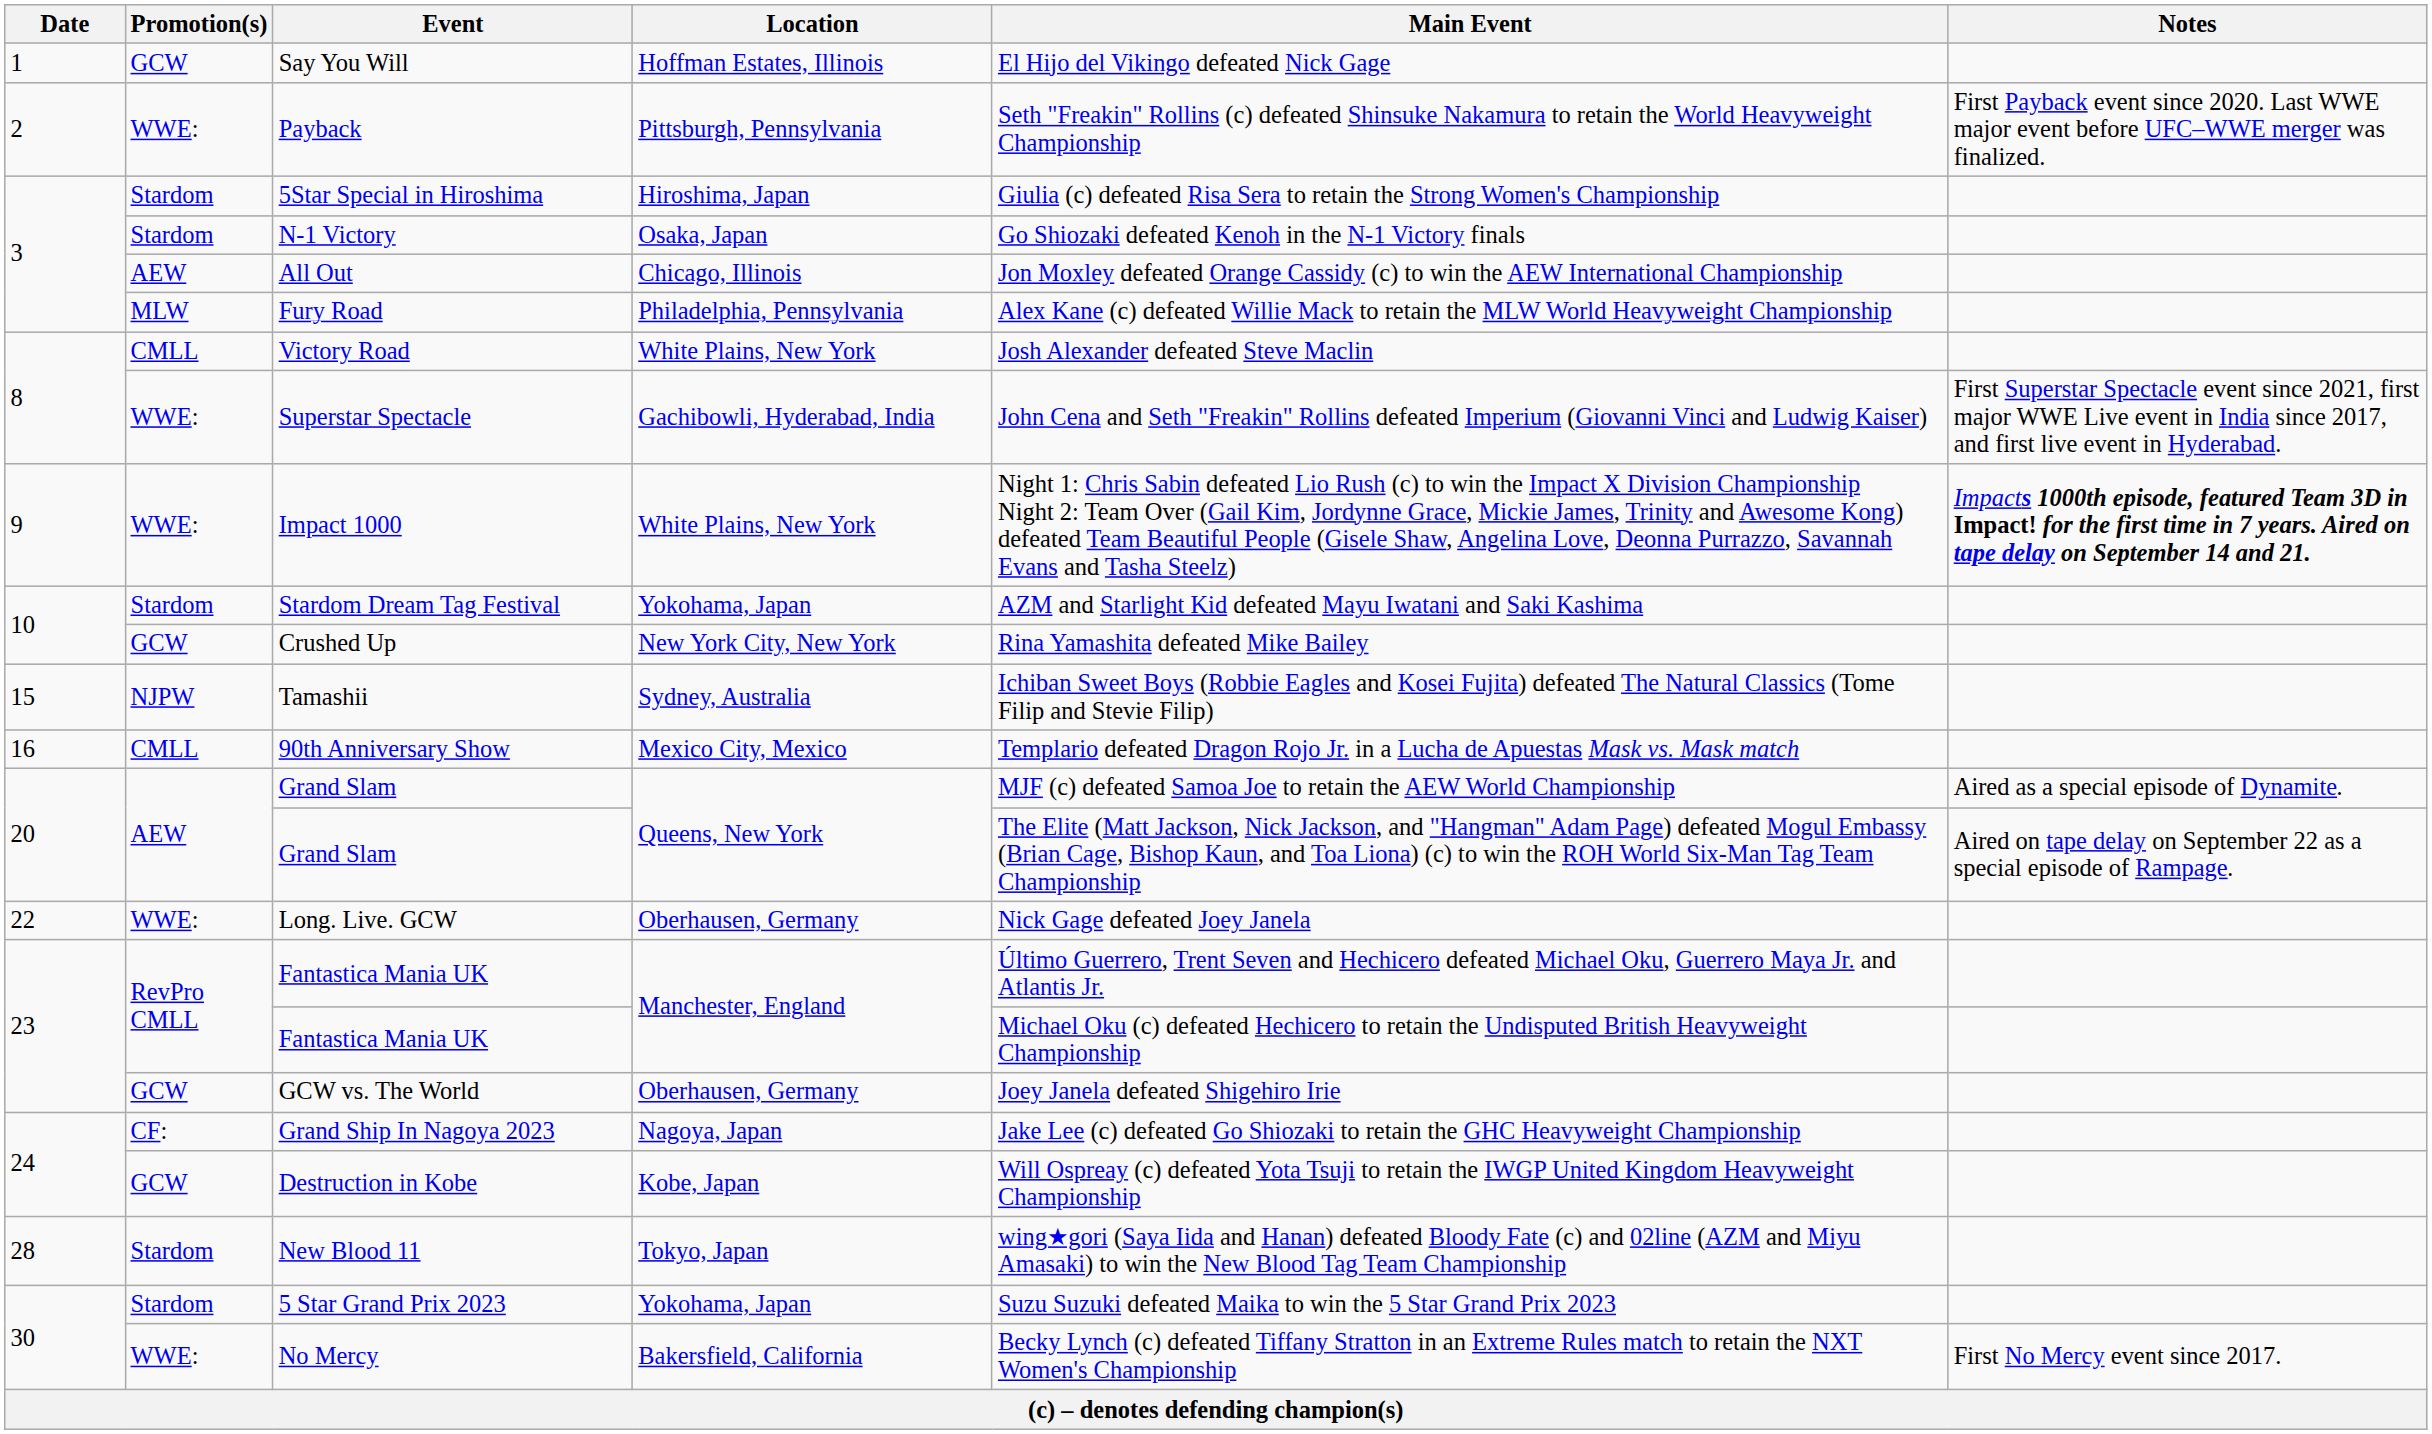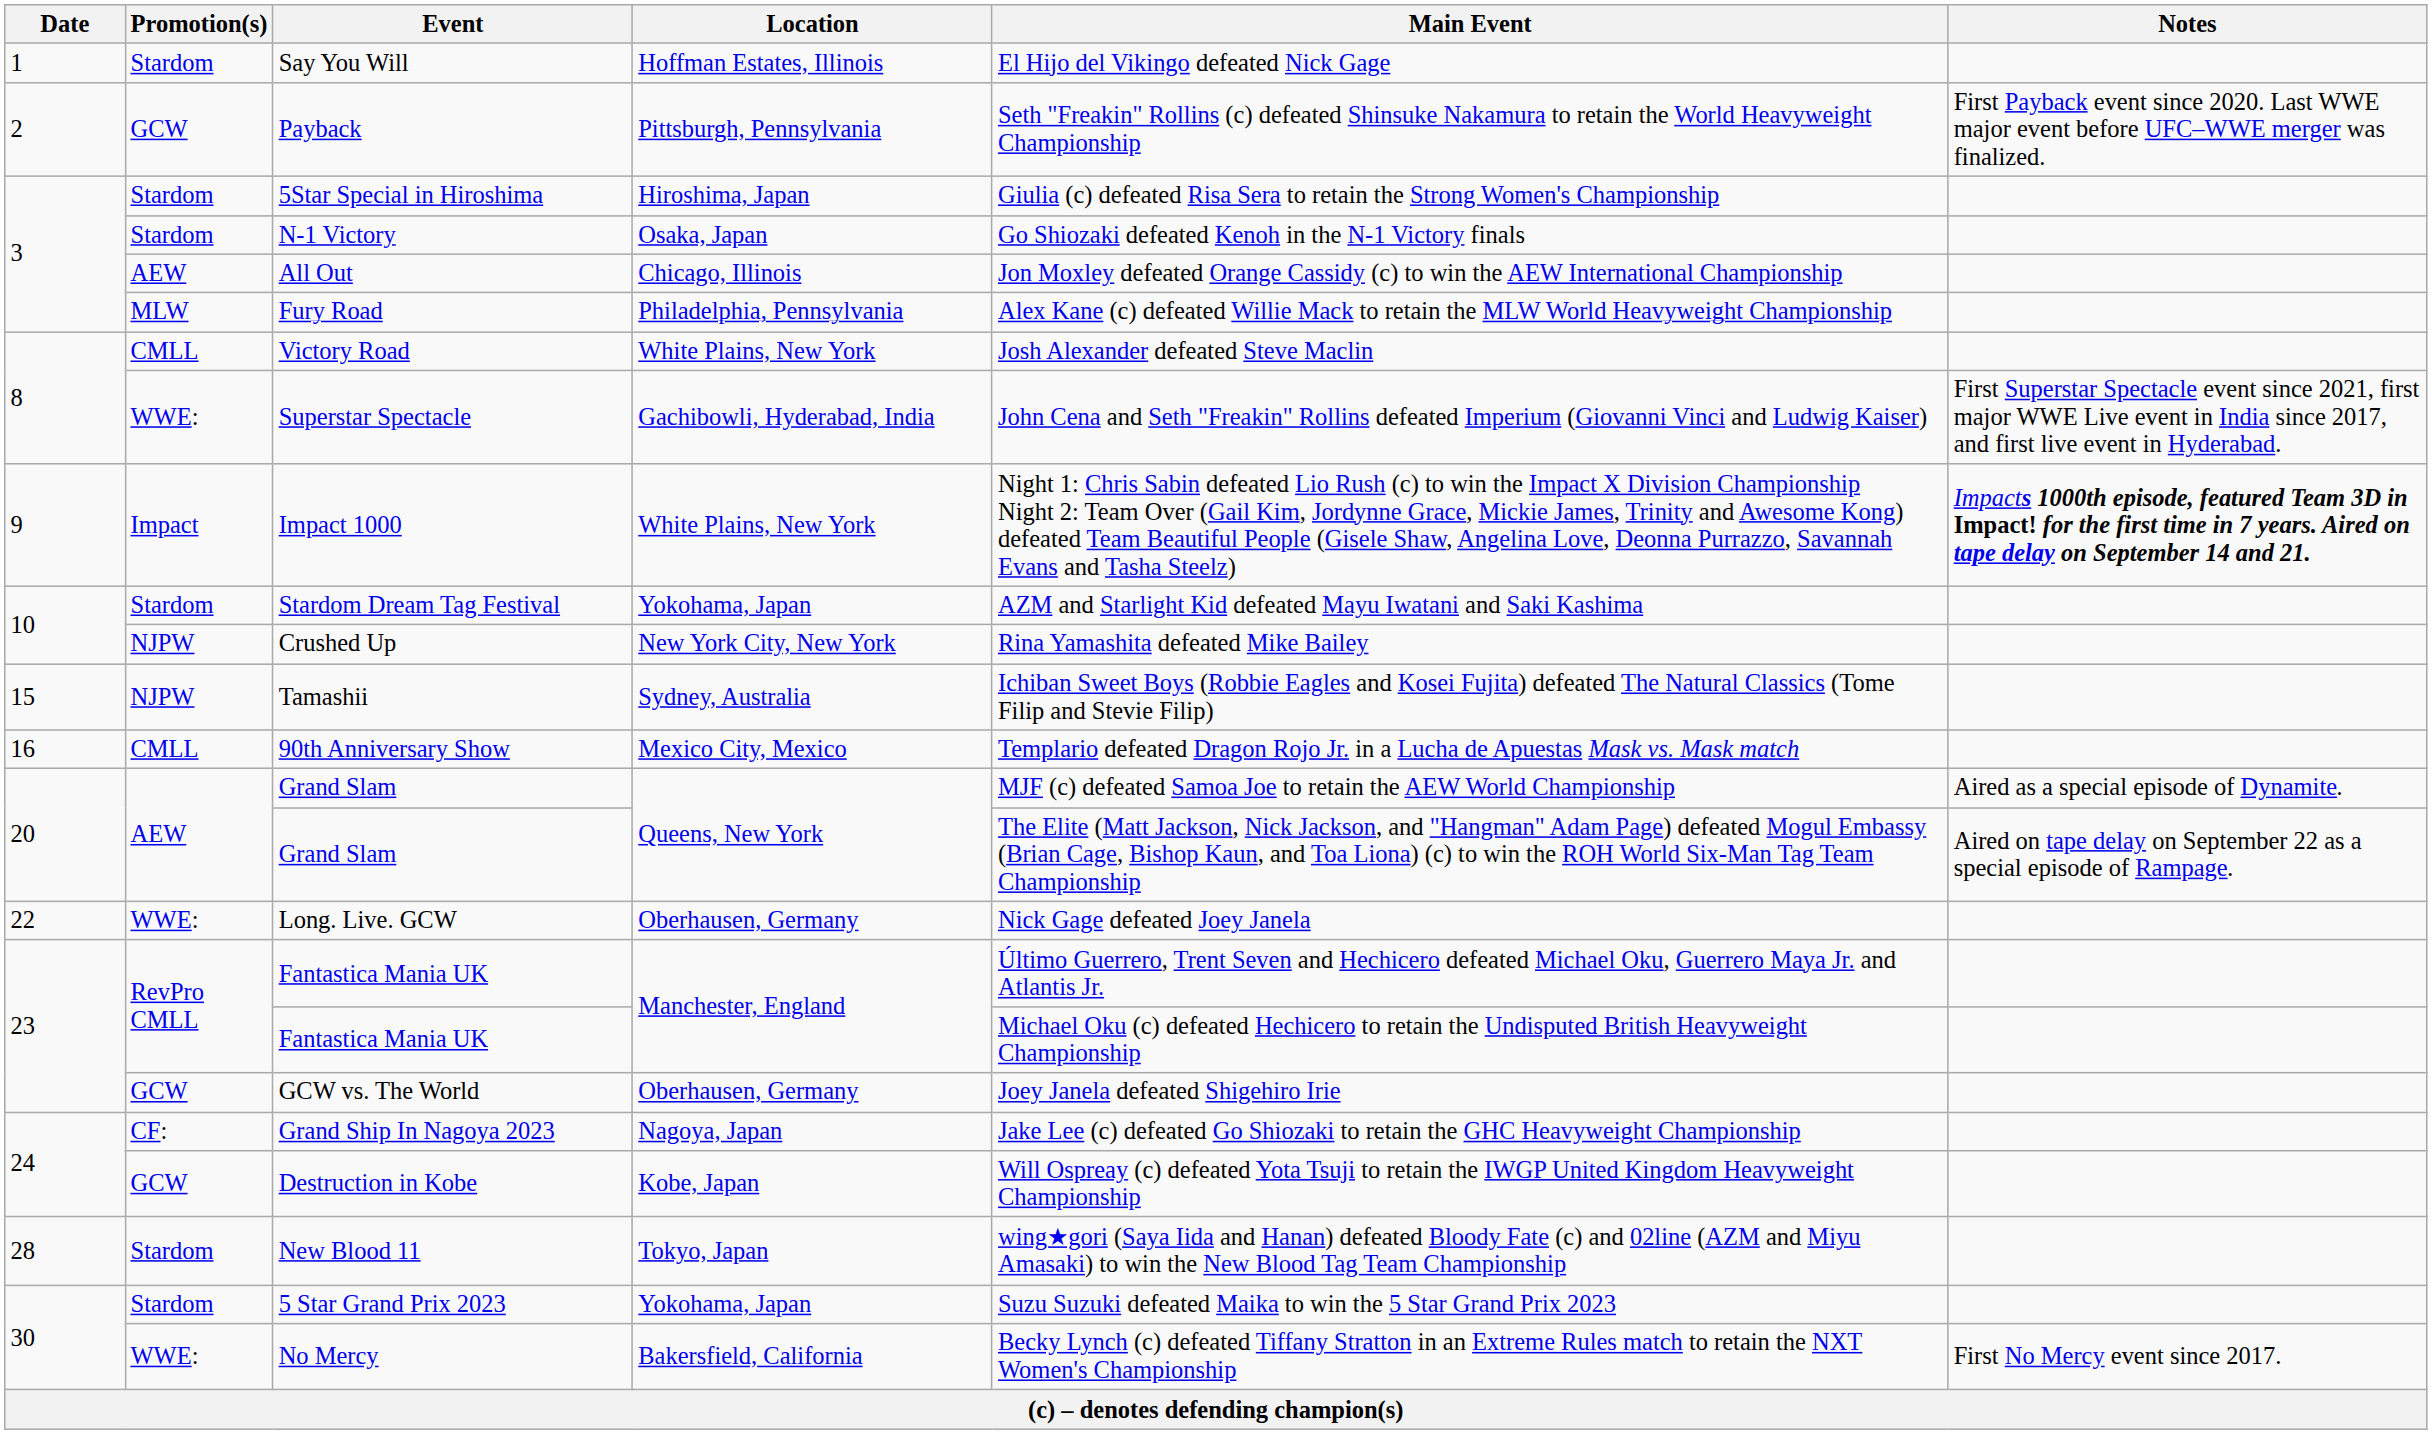(159, 62) GCW -> (172, 62) Stardom
(165, 129) WWE: -> (159, 129) GCW
(165, 524) WWE: -> (164, 524) Impact
(159, 643) GCW -> (162, 643) NJPW
